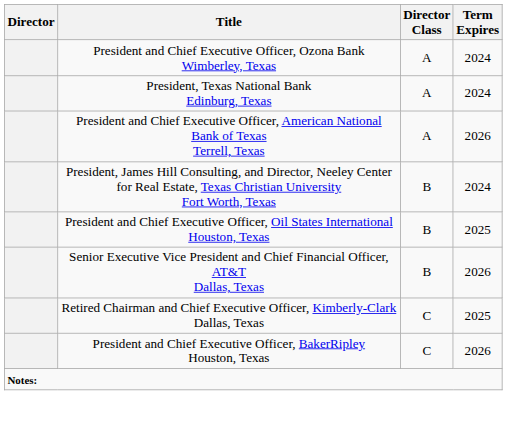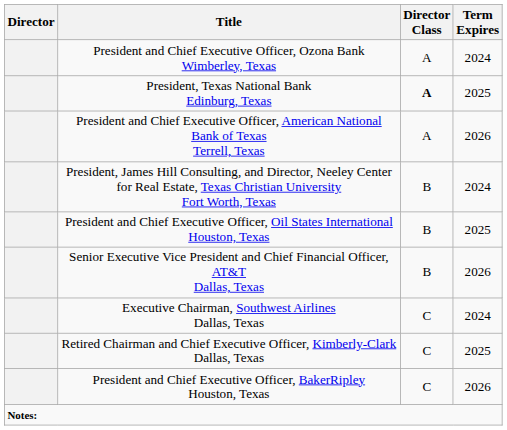(427, 93) normal -> (427, 93) bold
(478, 93) 2024 -> (478, 93) 2025
+ row: (229, 315)
